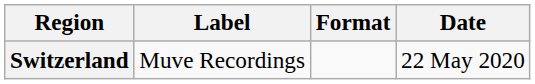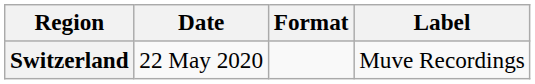columns swapped: (463, 22) <-> (222, 22)
